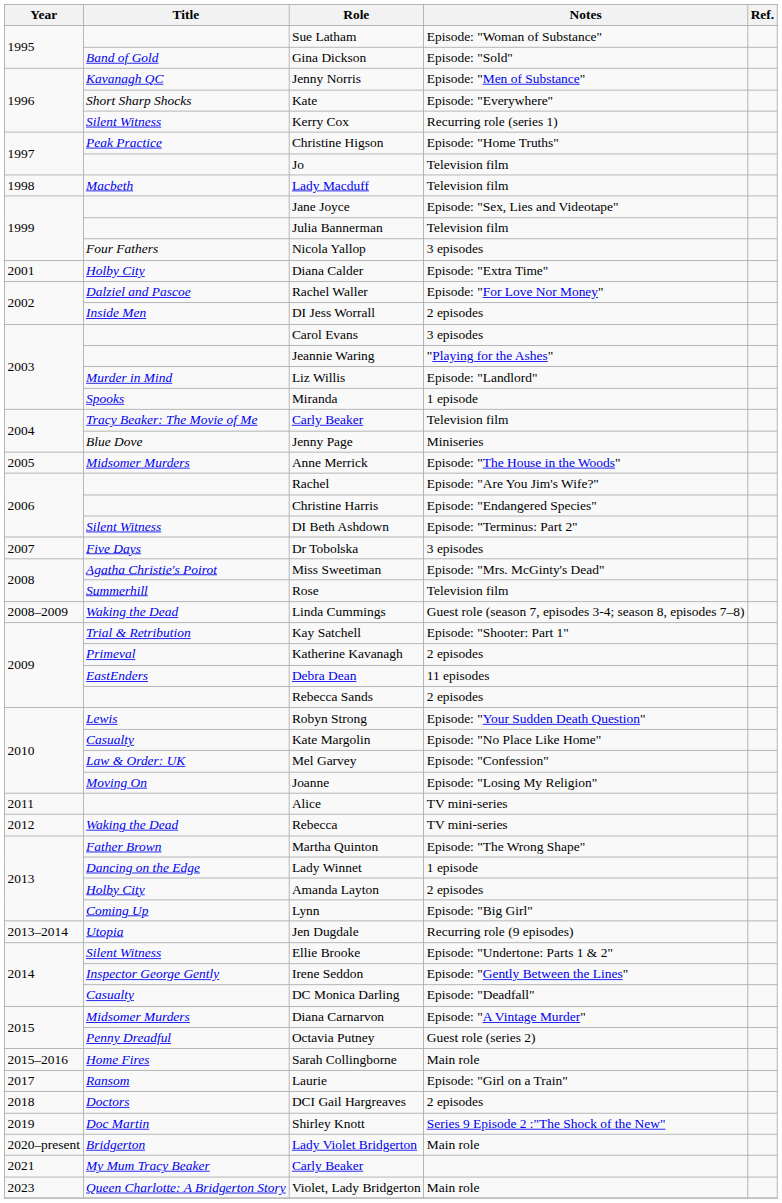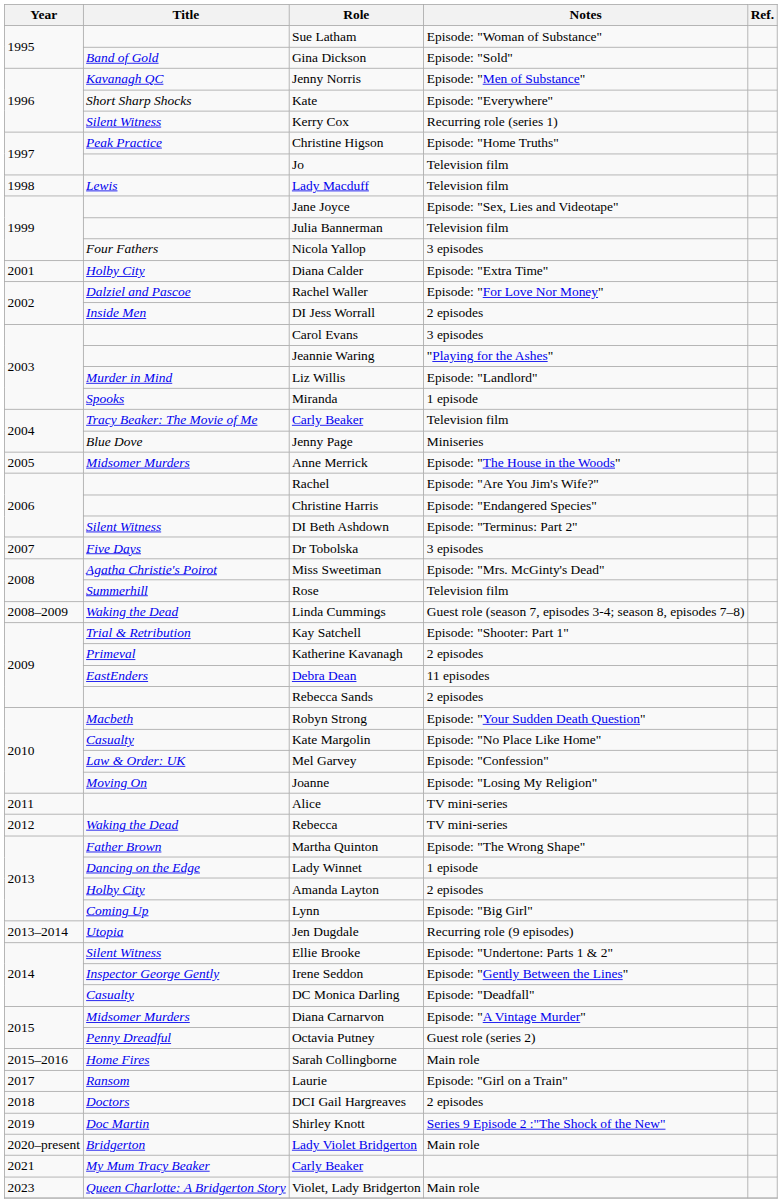(110, 185) Macbeth -> (102, 185) Lewis
(102, 718) Lewis -> (110, 718) Macbeth
